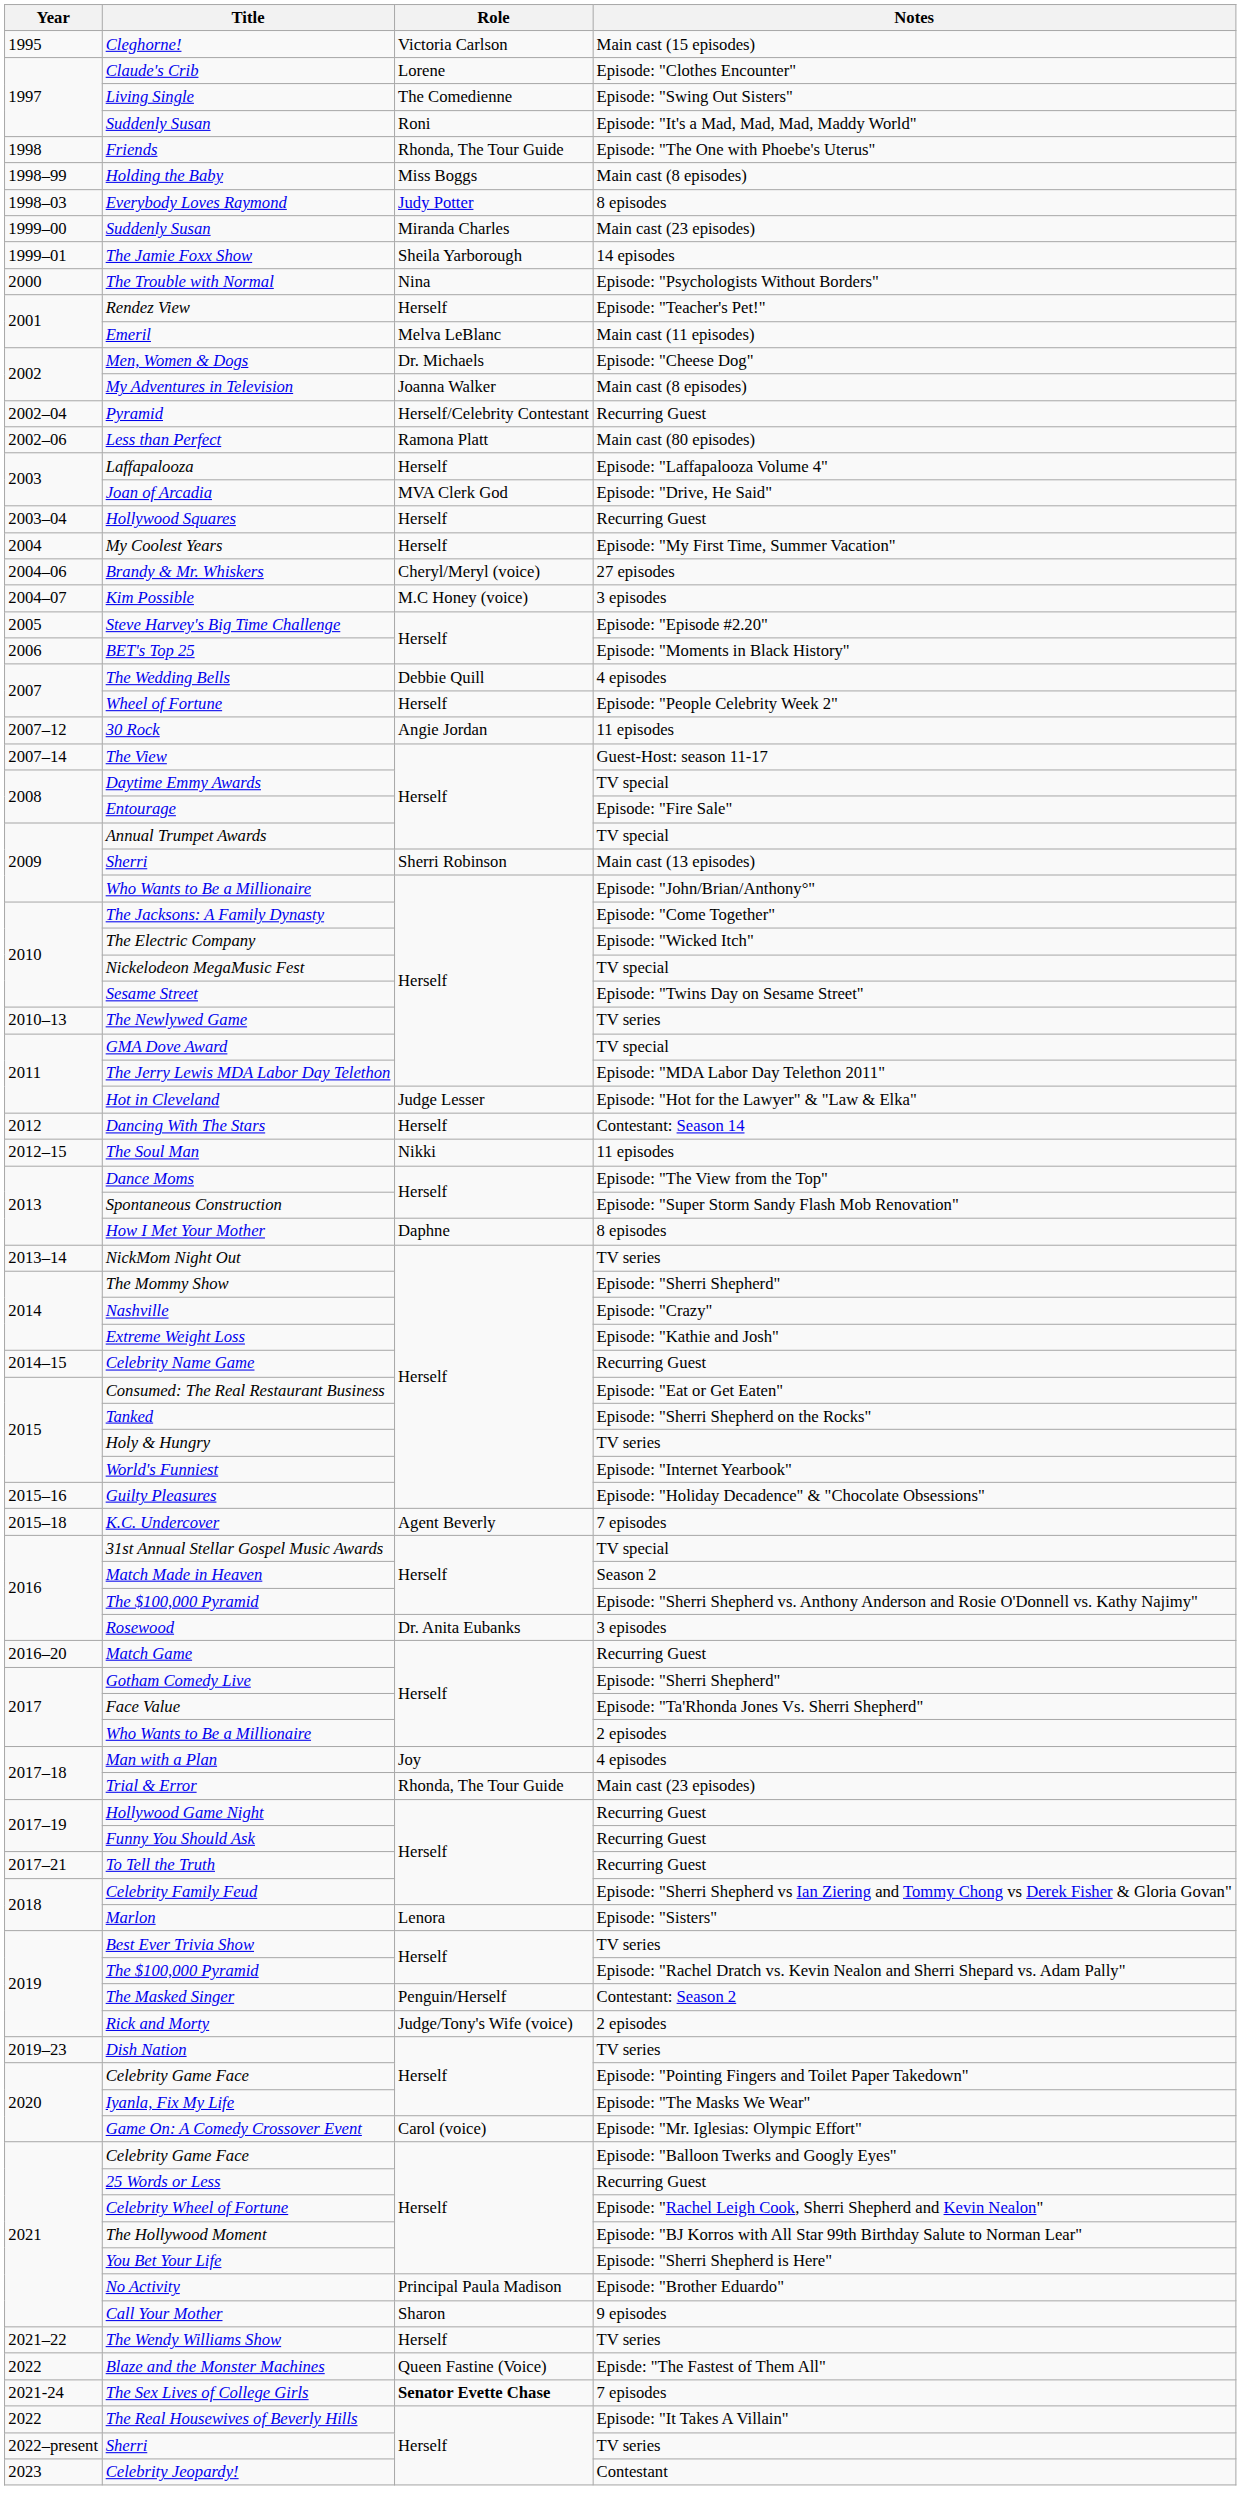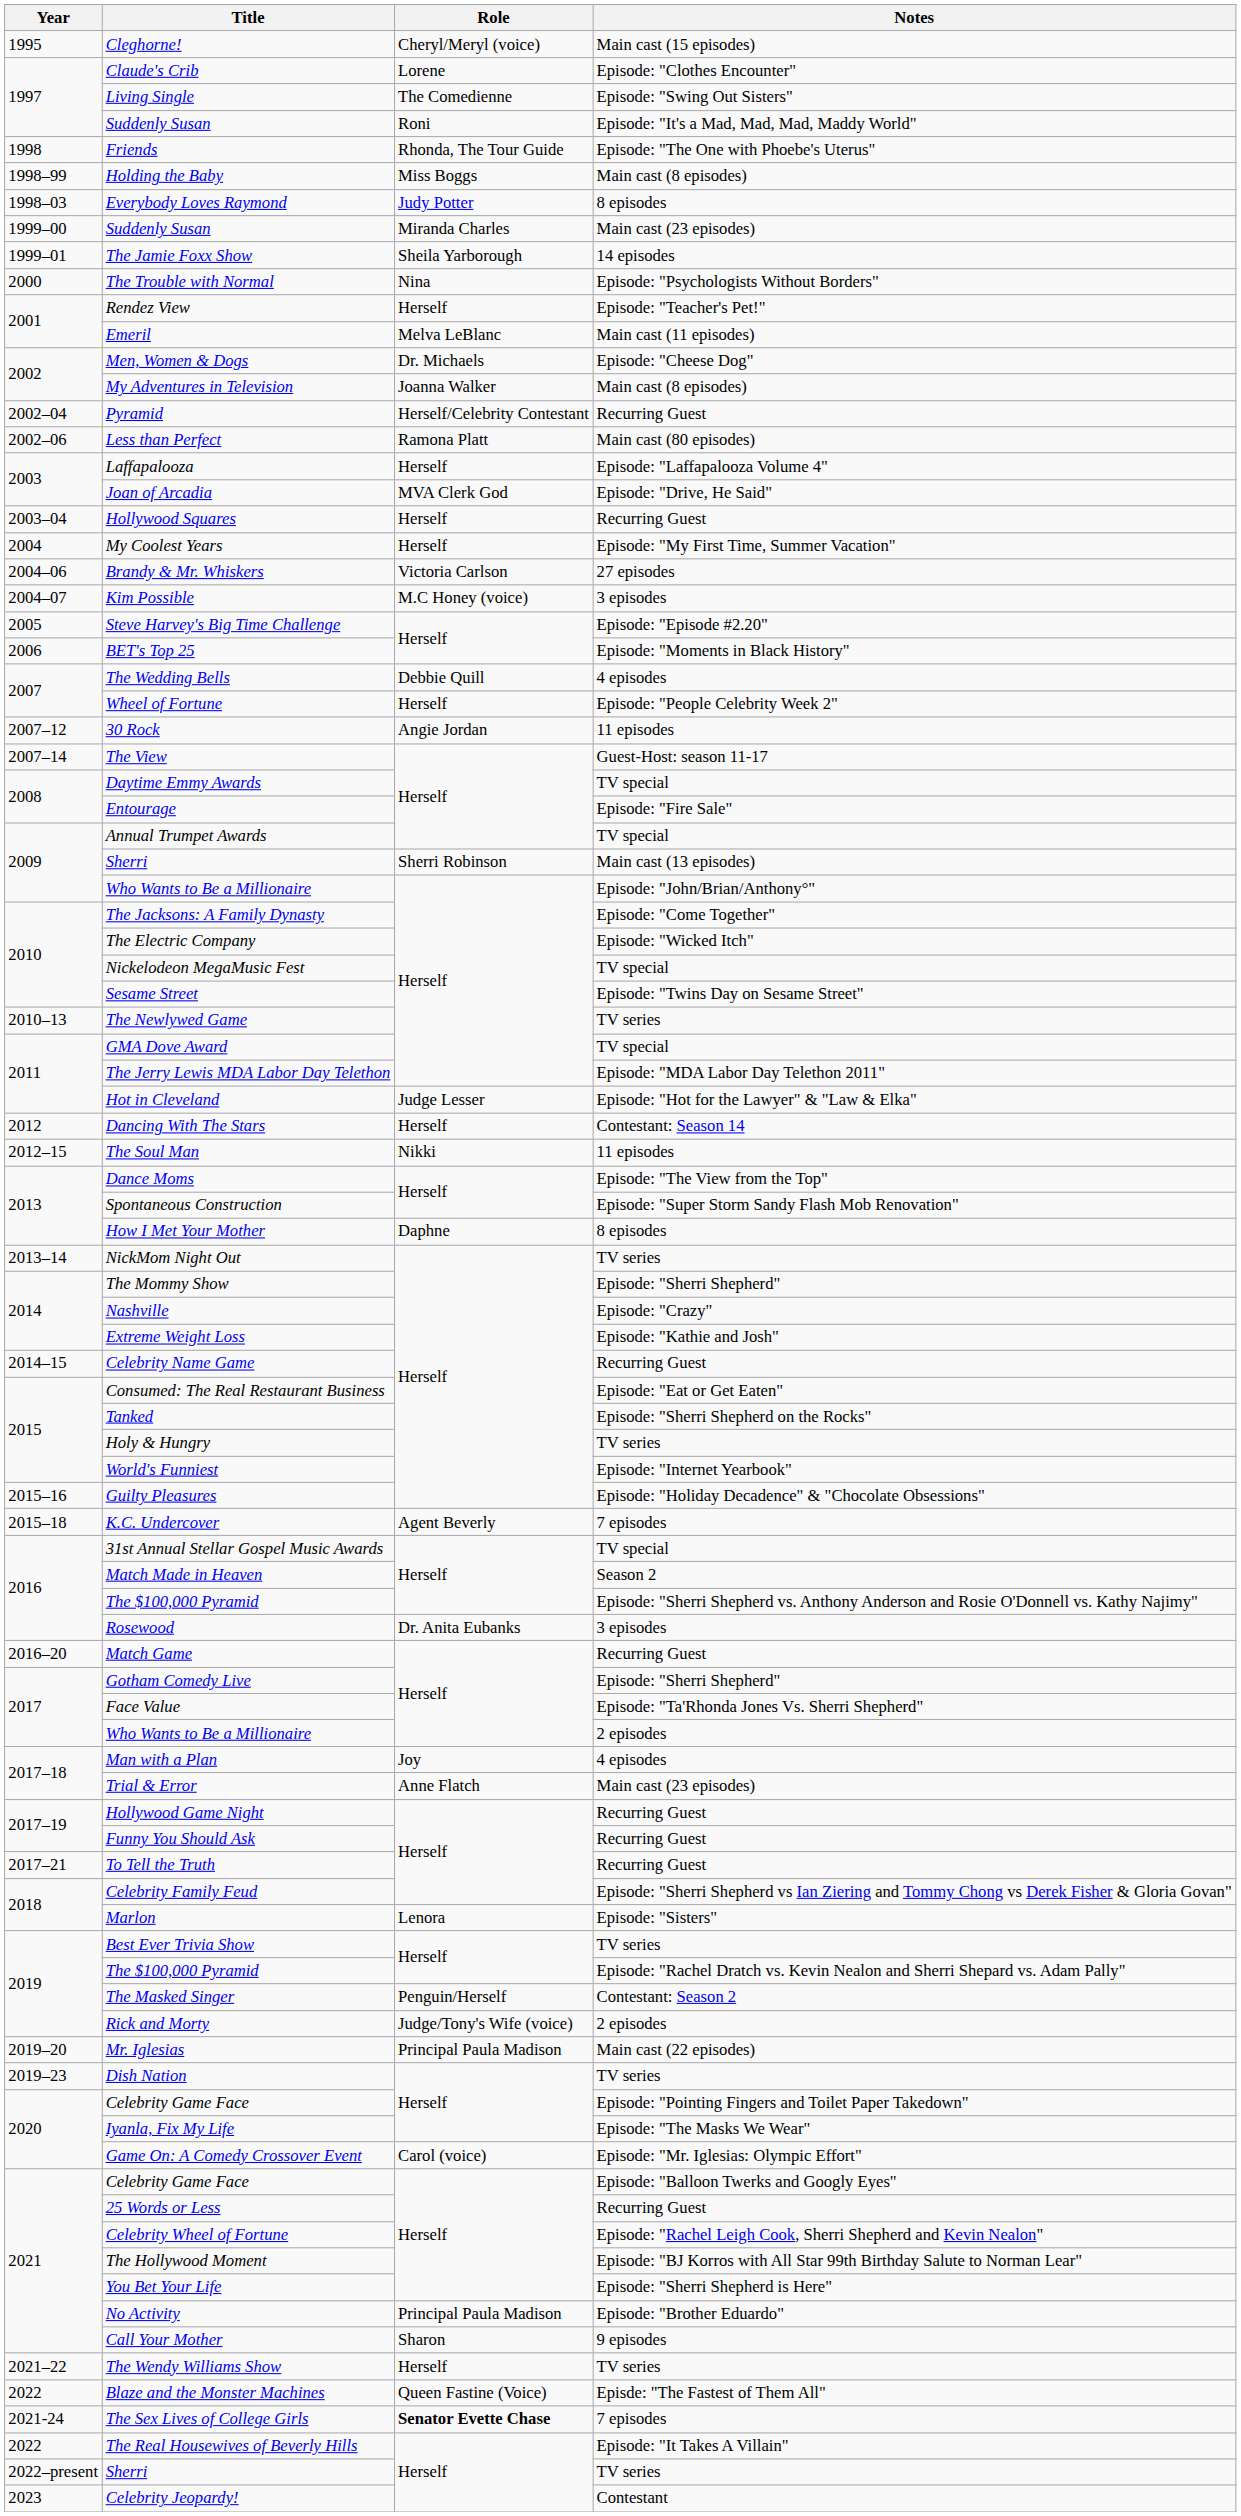(453, 44) Victoria Carlson -> (469, 44) Cheryl/Meryl (voice)
(469, 571) Cheryl/Meryl (voice) -> (453, 571) Victoria Carlson
(481, 1785) Rhonda, The Tour Guide -> (439, 1785) Anne Flatch
+ row: (145, 2049)
